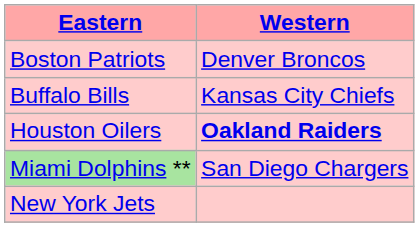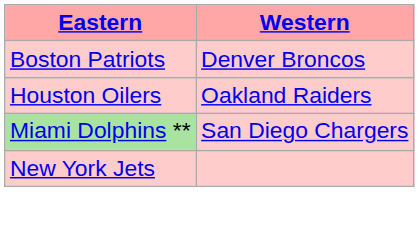- row: (70, 95)
(291, 131) bold -> (286, 95) normal
